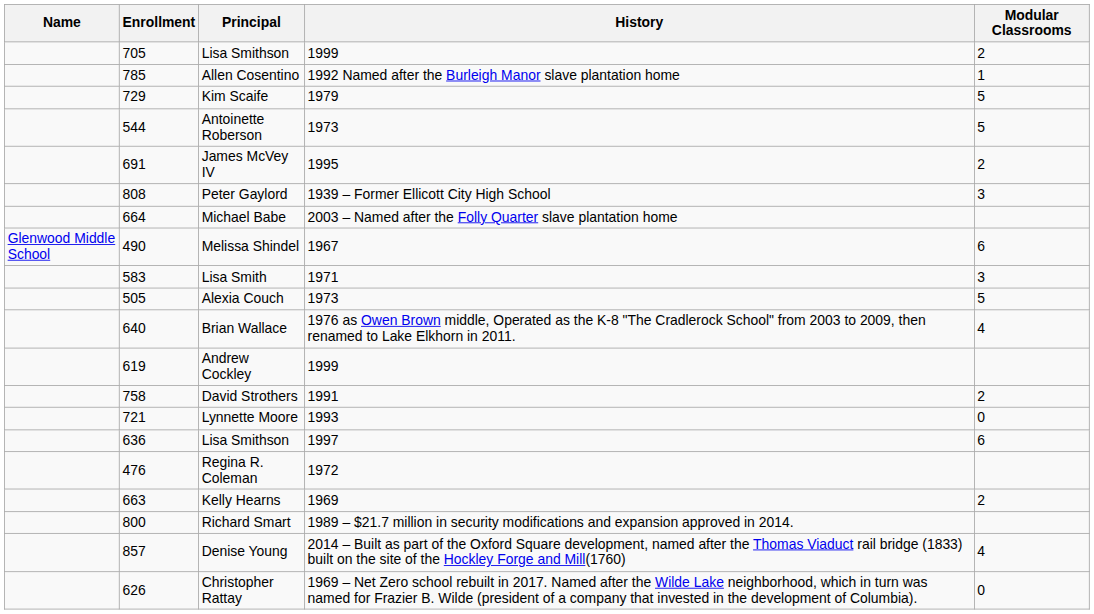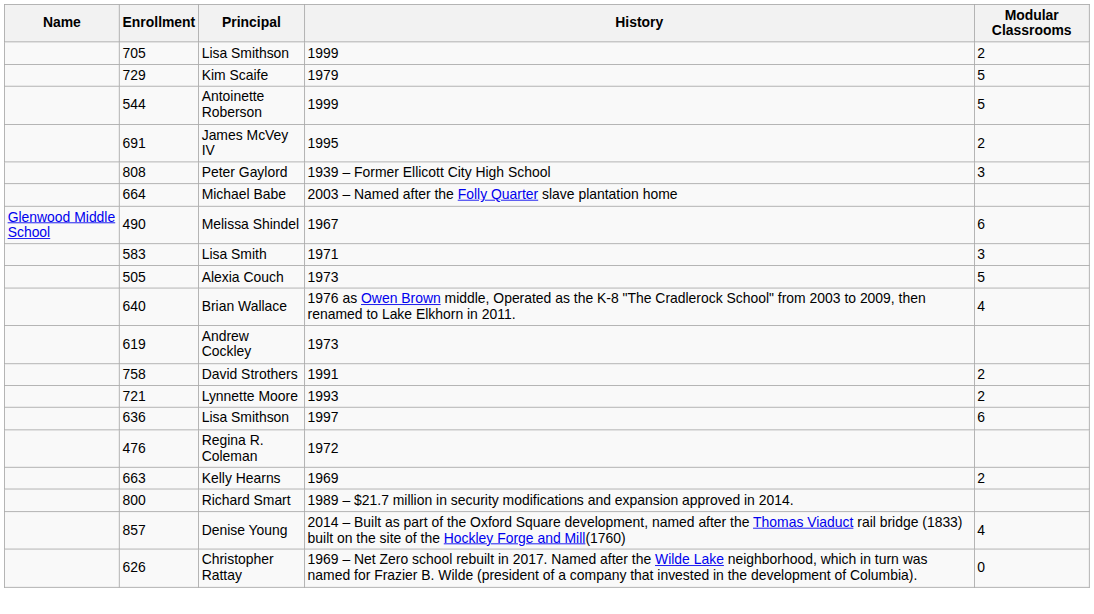- row: (134, 75)
(323, 127) 1973 -> (323, 105) 1999
(323, 366) 1999 -> (323, 344) 1973
(981, 418) 0 -> (981, 396) 2
